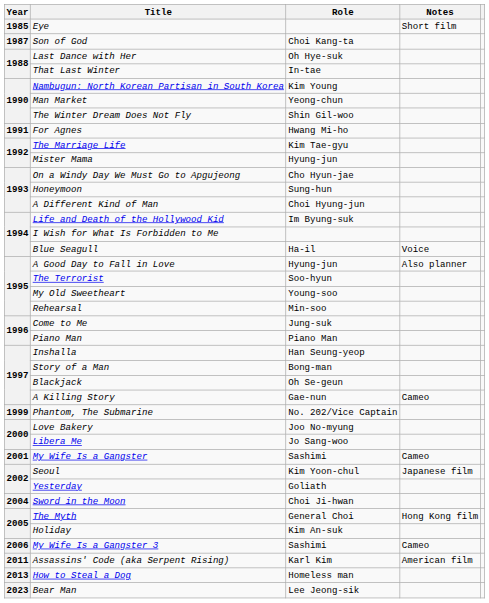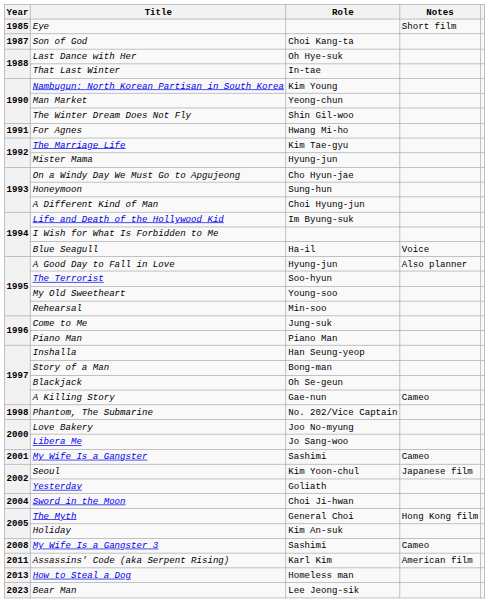(17, 412) 1999 -> (17, 412) 1998
(17, 546) 2006 -> (17, 546) 2008
